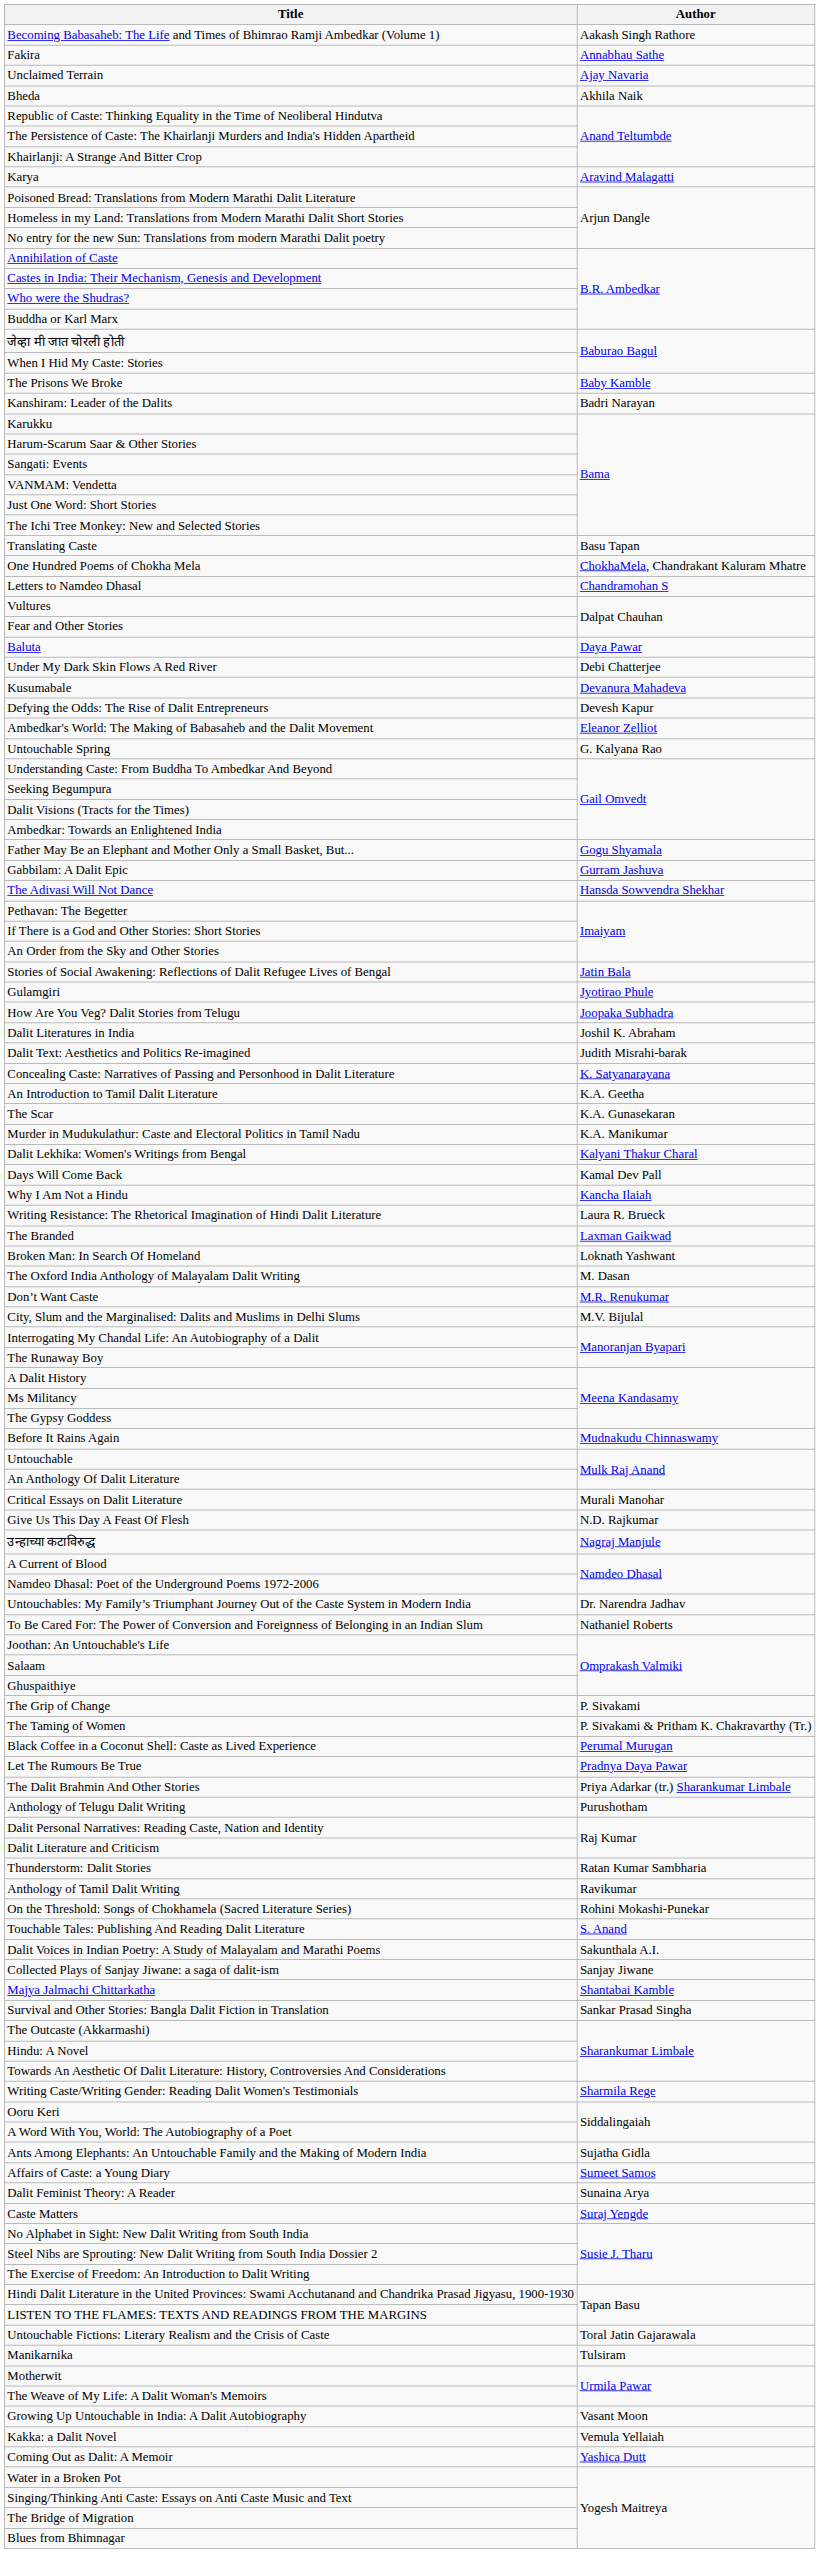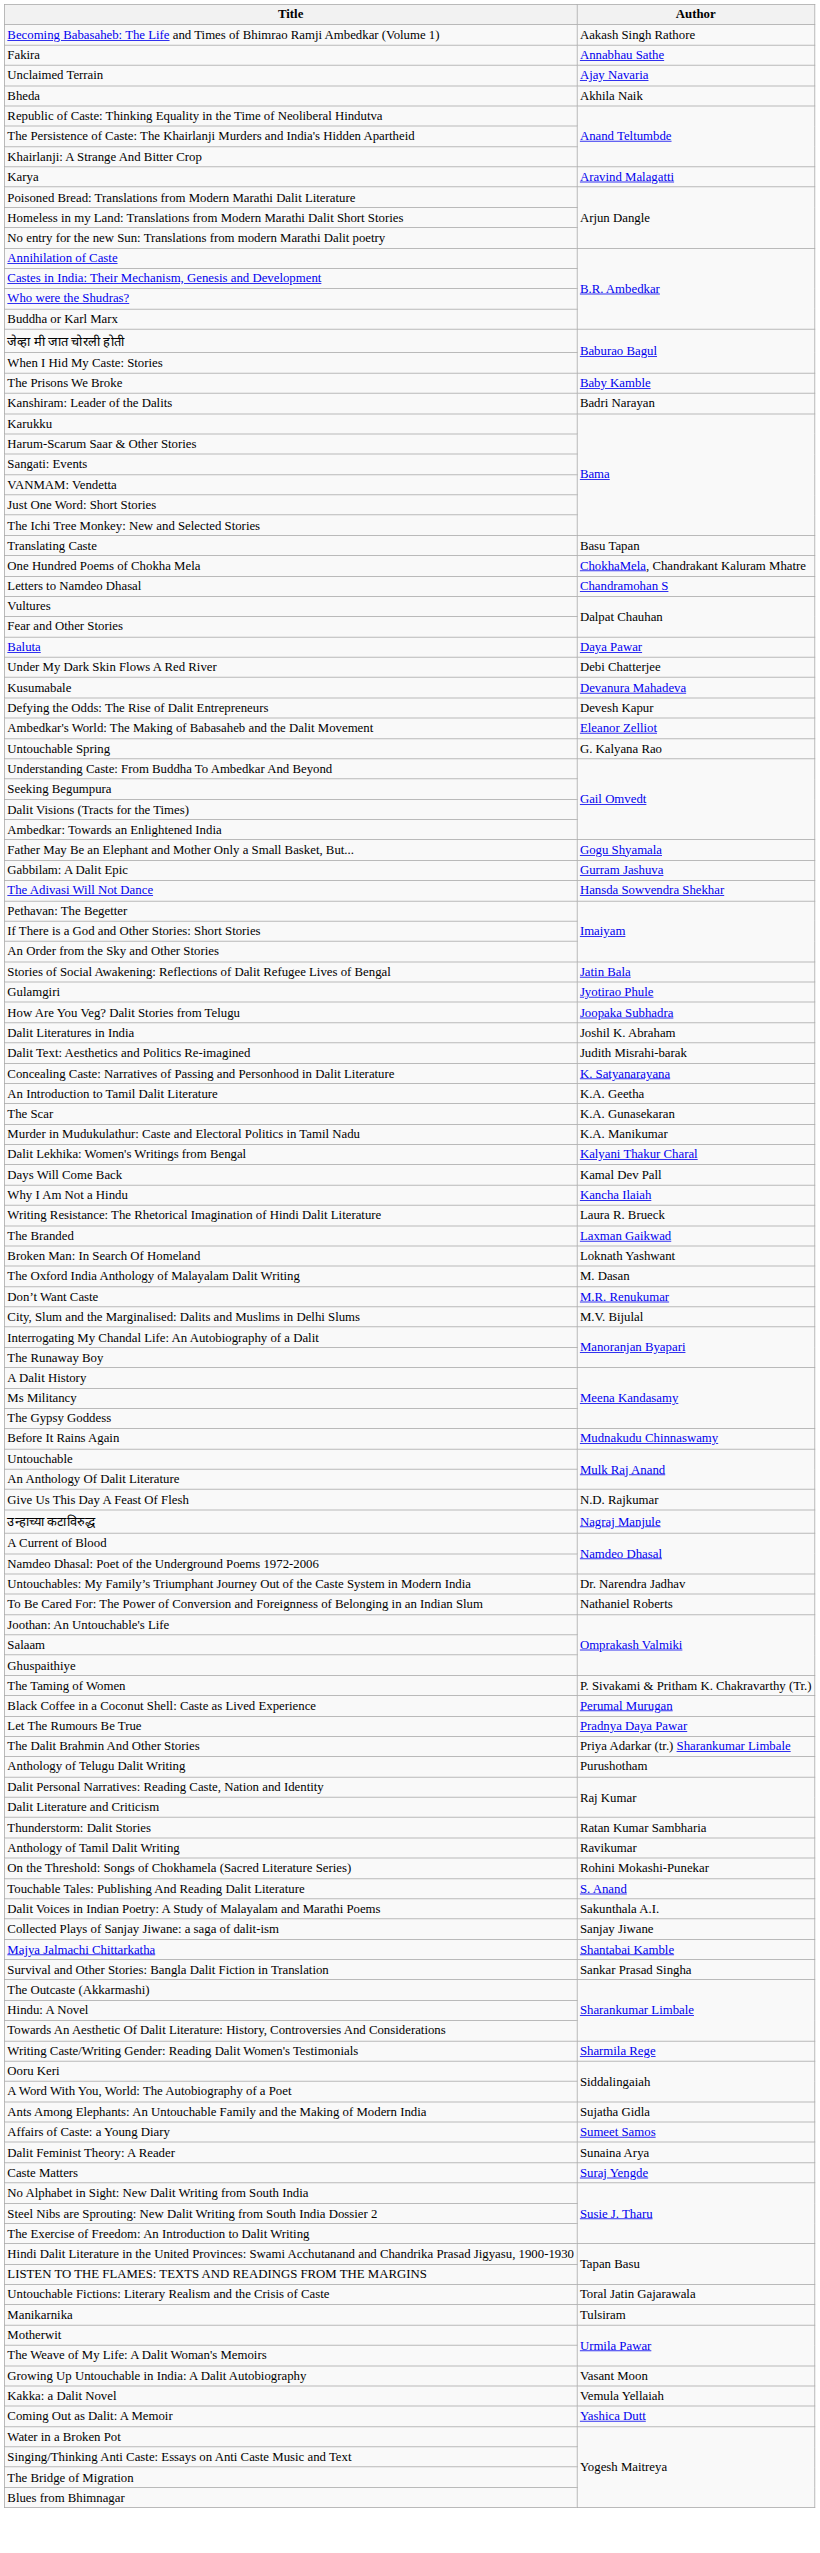- row: (95, 1499)
- row: (59, 1705)
